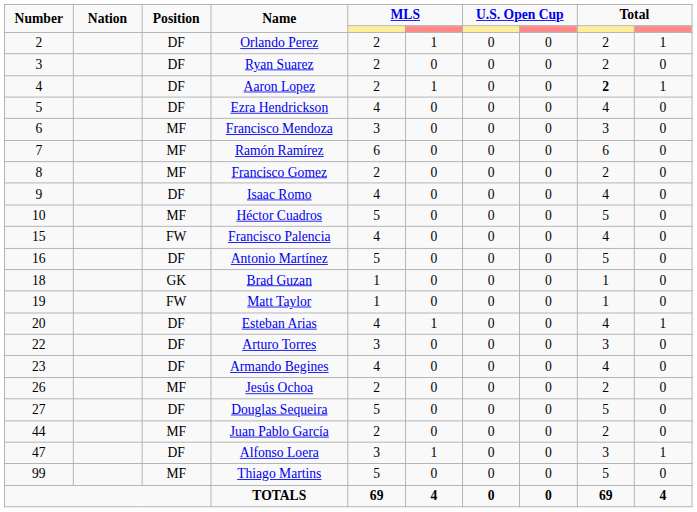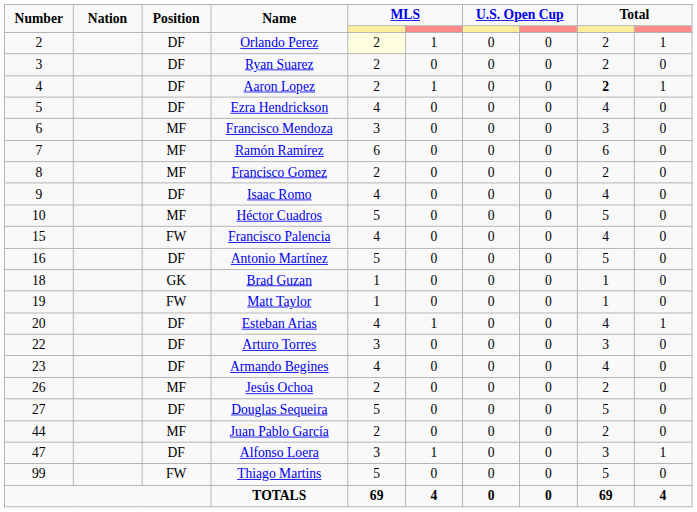(377, 43) no background -> (377, 43) lightyellow background
(176, 474) MF -> (176, 474) FW
